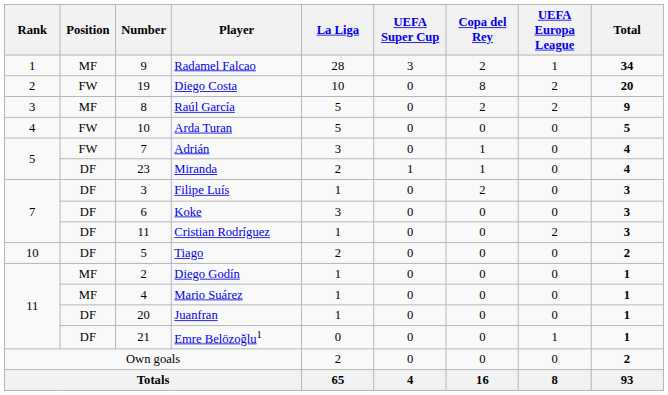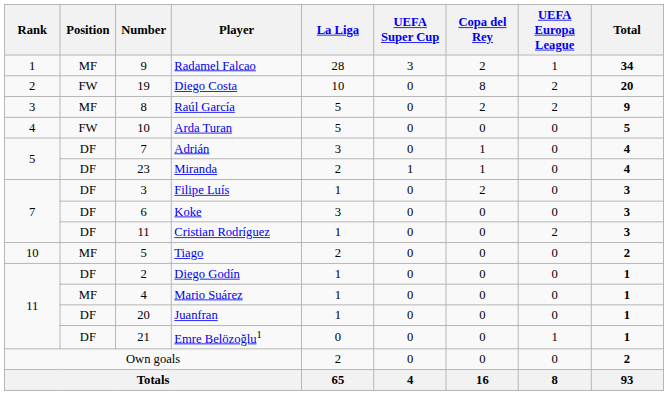(88, 148) FW -> (88, 148) DF
(88, 252) DF -> (88, 252) MF
(88, 273) MF -> (88, 273) DF
